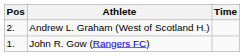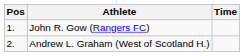rows swapped: (89, 43) <-> (119, 28)
